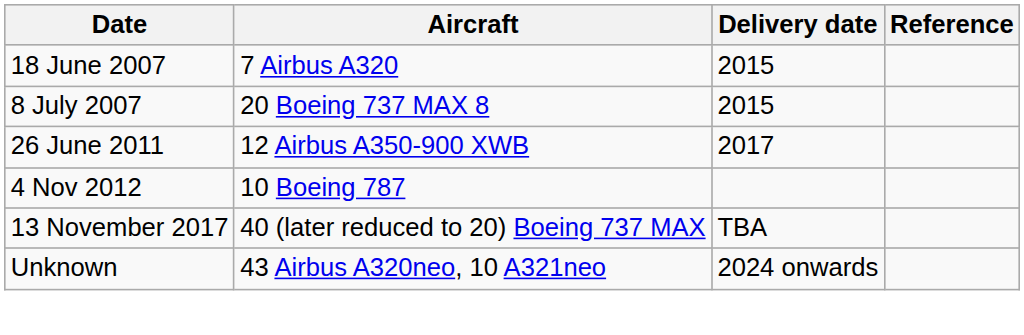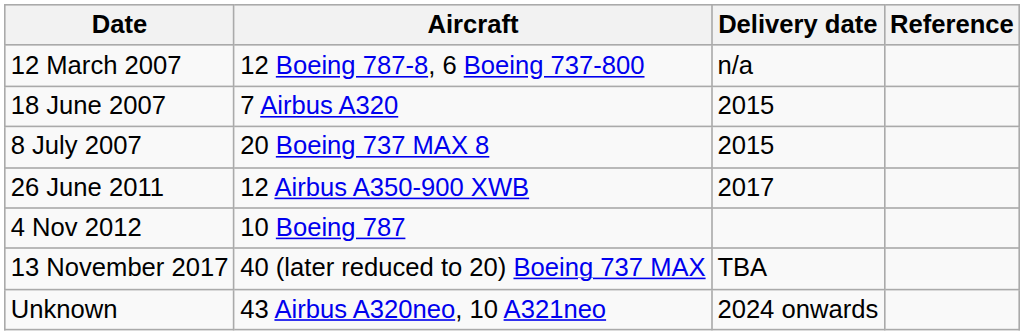+ row: (96, 65)
